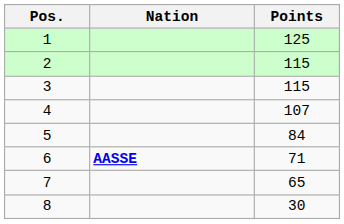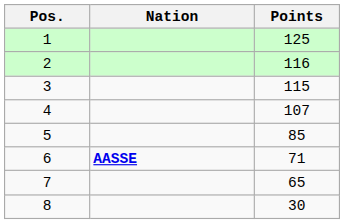(297, 64) 115 -> (297, 64) 116
(297, 135) 84 -> (297, 135) 85
